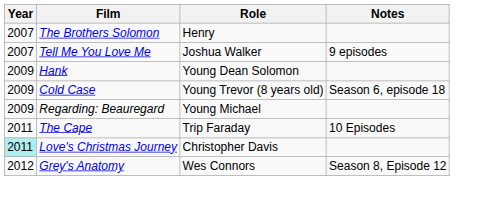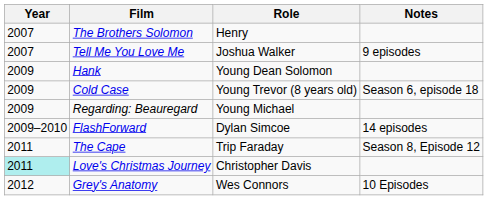+ row: (109, 128)
(362, 128) 10 Episodes -> (421, 147) Season 8, Episode 12
(388, 166) Season 8, Episode 12 -> (395, 185) 10 Episodes
